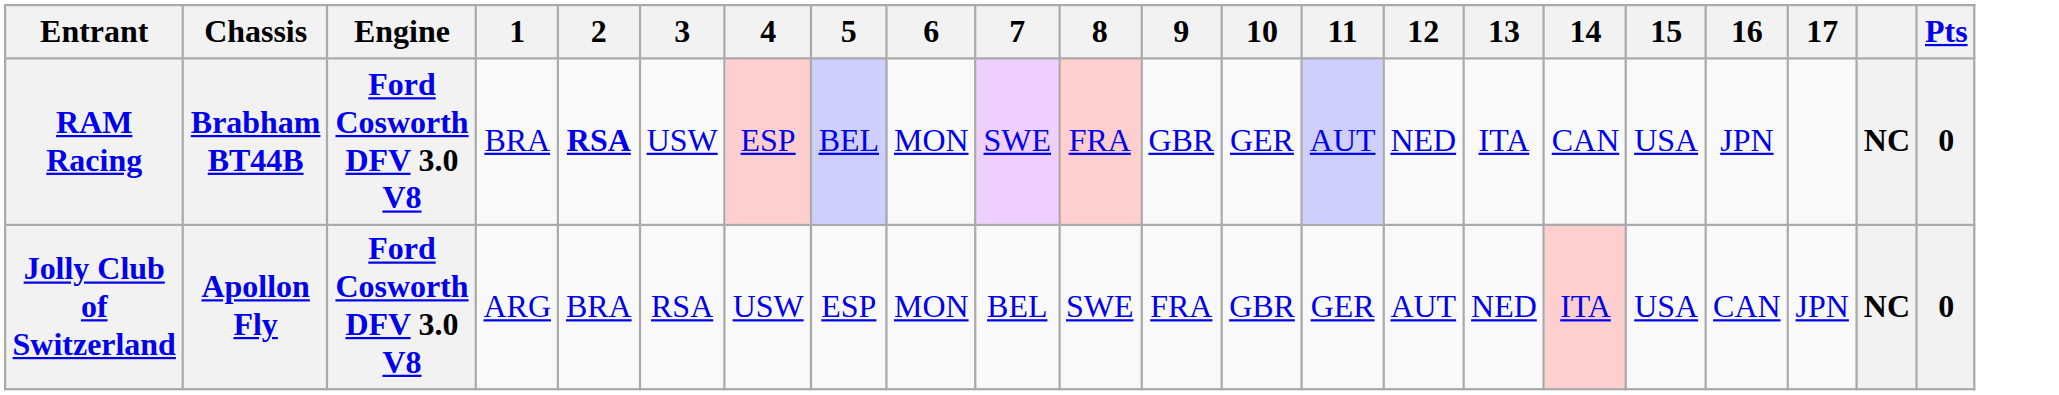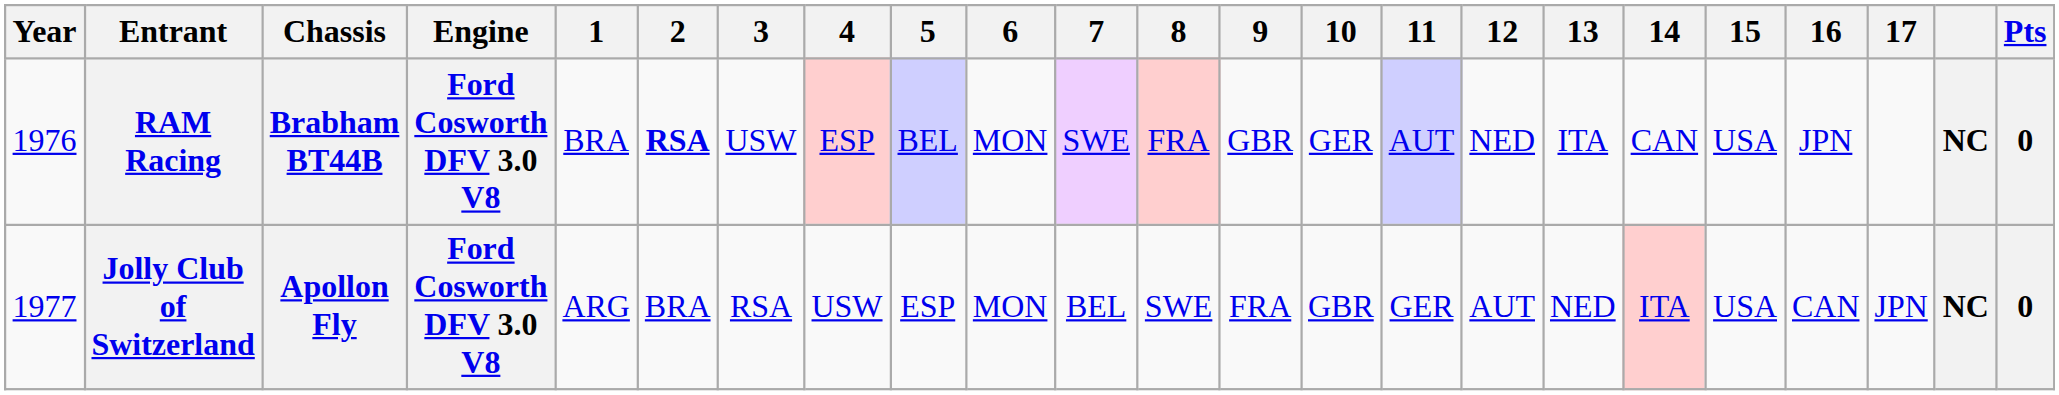+ column: (45, 31)
